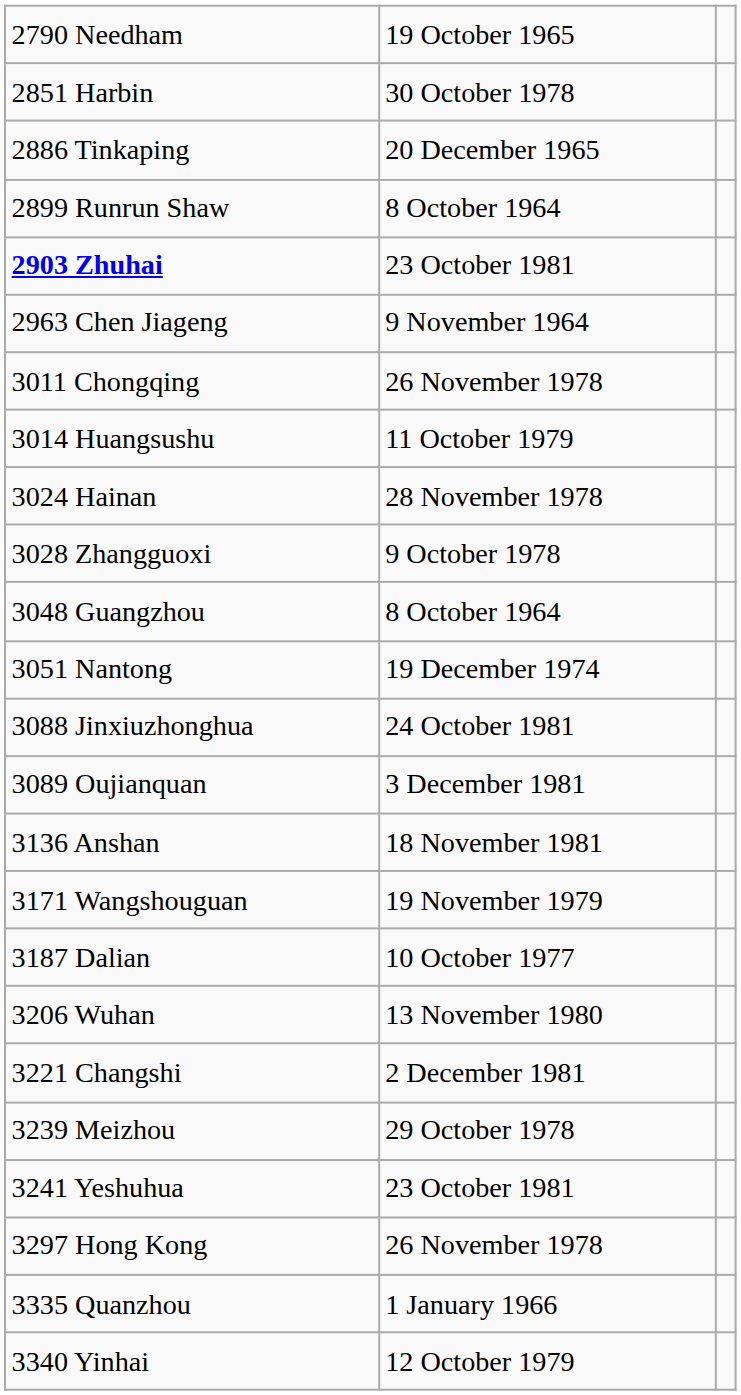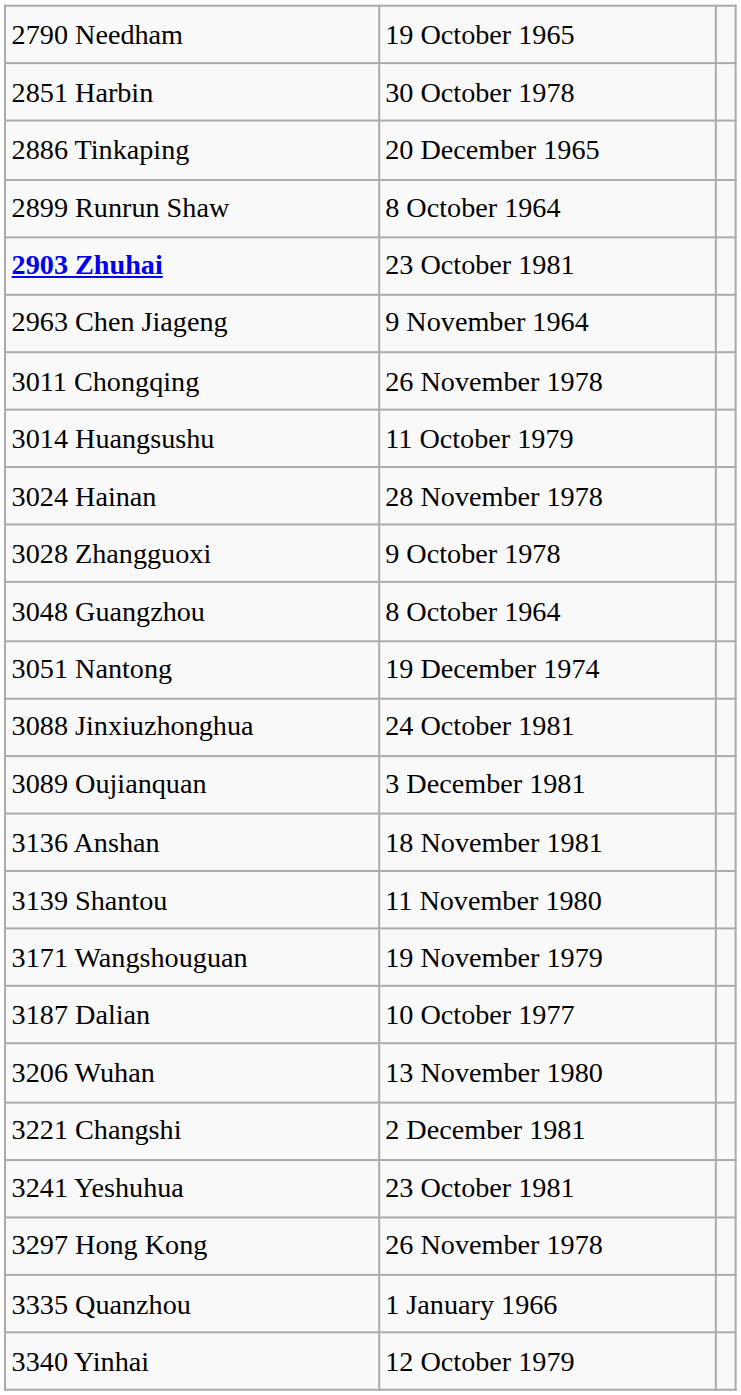+ row: (90, 899)
- row: (93, 1130)
